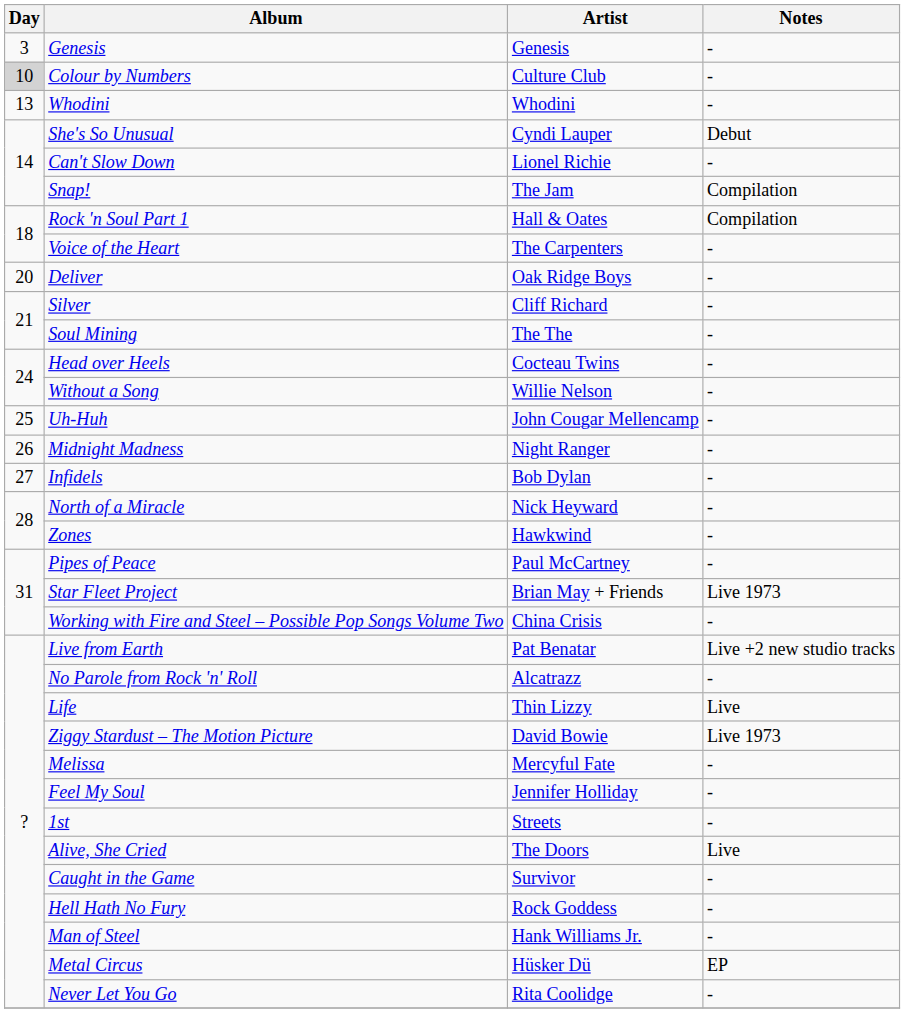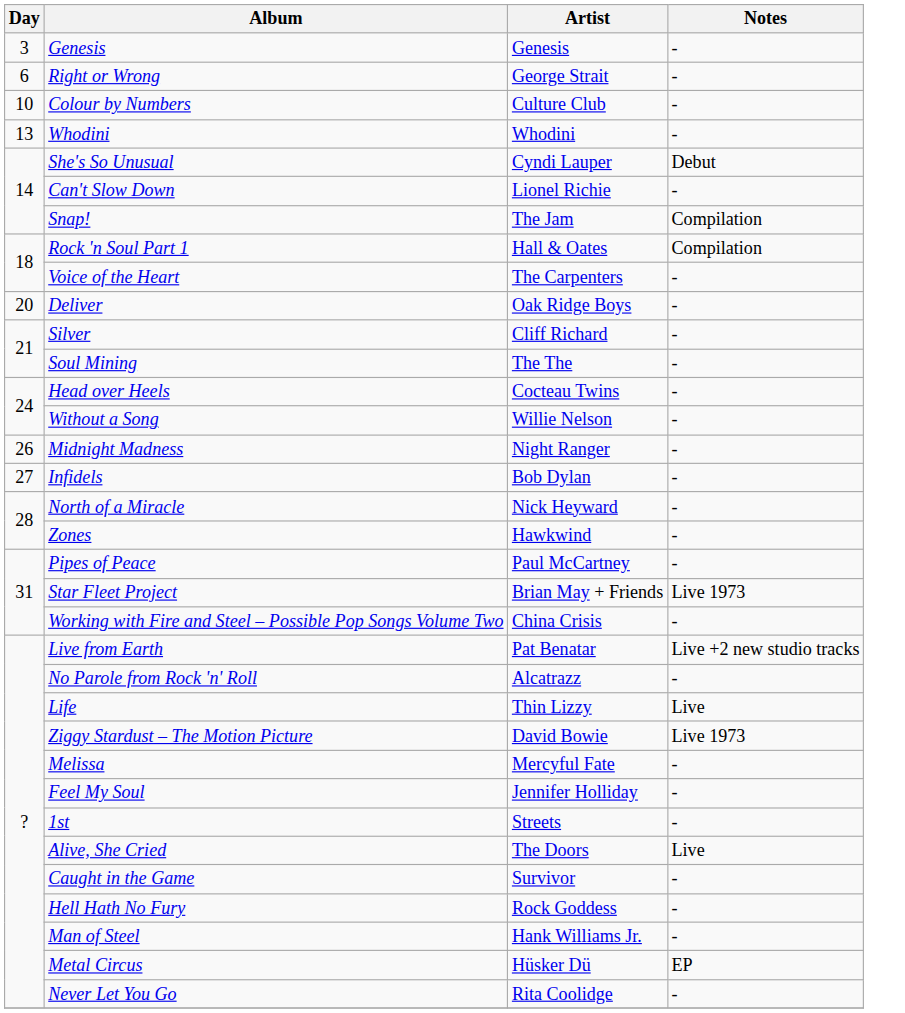+ row: (104, 76)
(24, 76) lightgrey background -> (24, 104) no background
- row: (78, 420)
